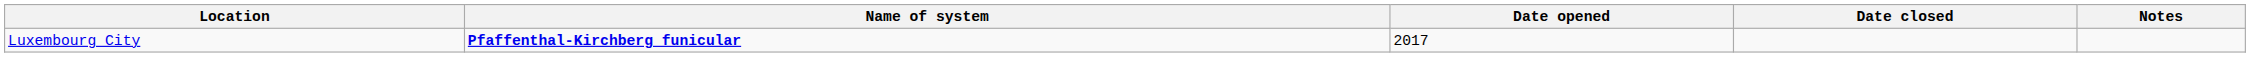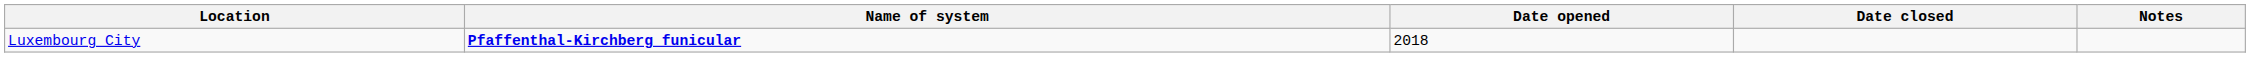(1411, 40) 2017 -> (1411, 40) 2018
